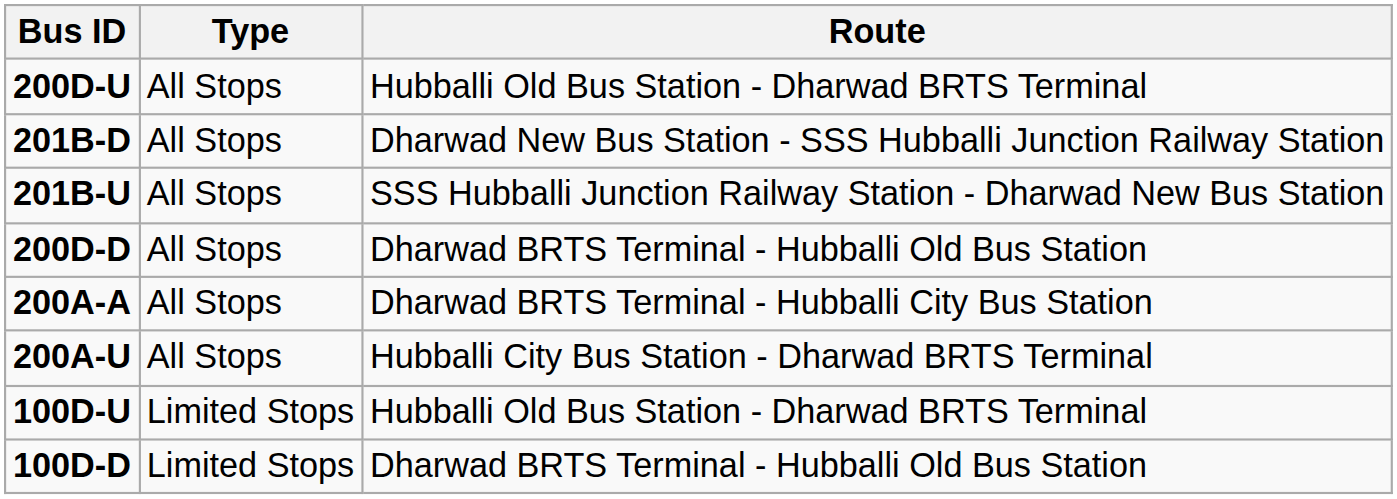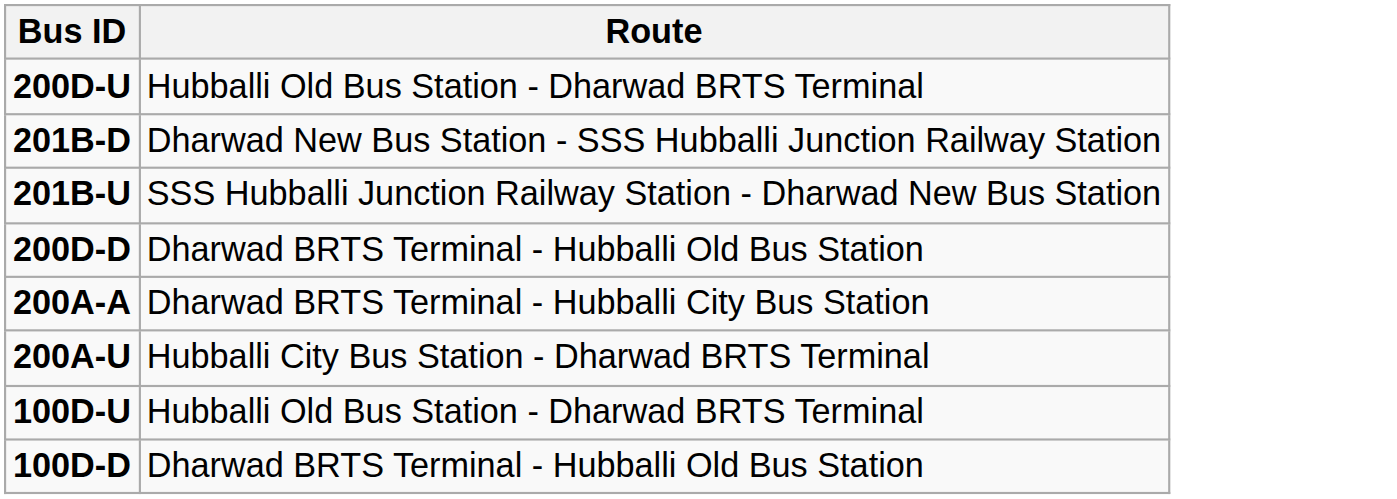- column: (250, 31)
